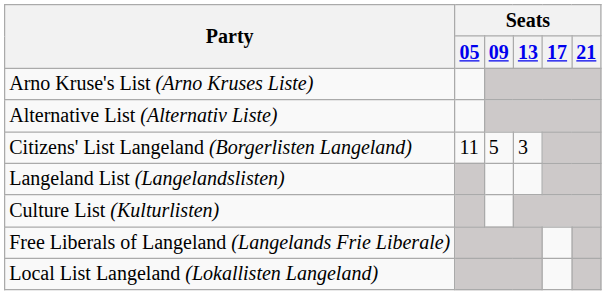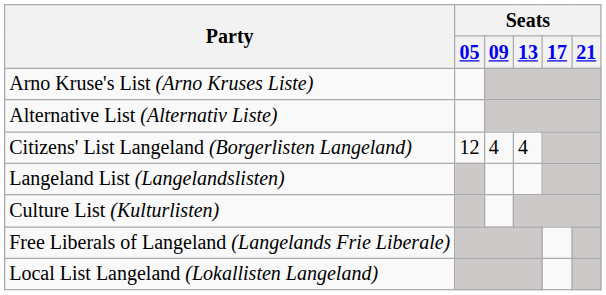(469, 147) 11 -> (469, 147) 12
(494, 147) 5 -> (494, 147) 4
(523, 147) 3 -> (523, 147) 4
